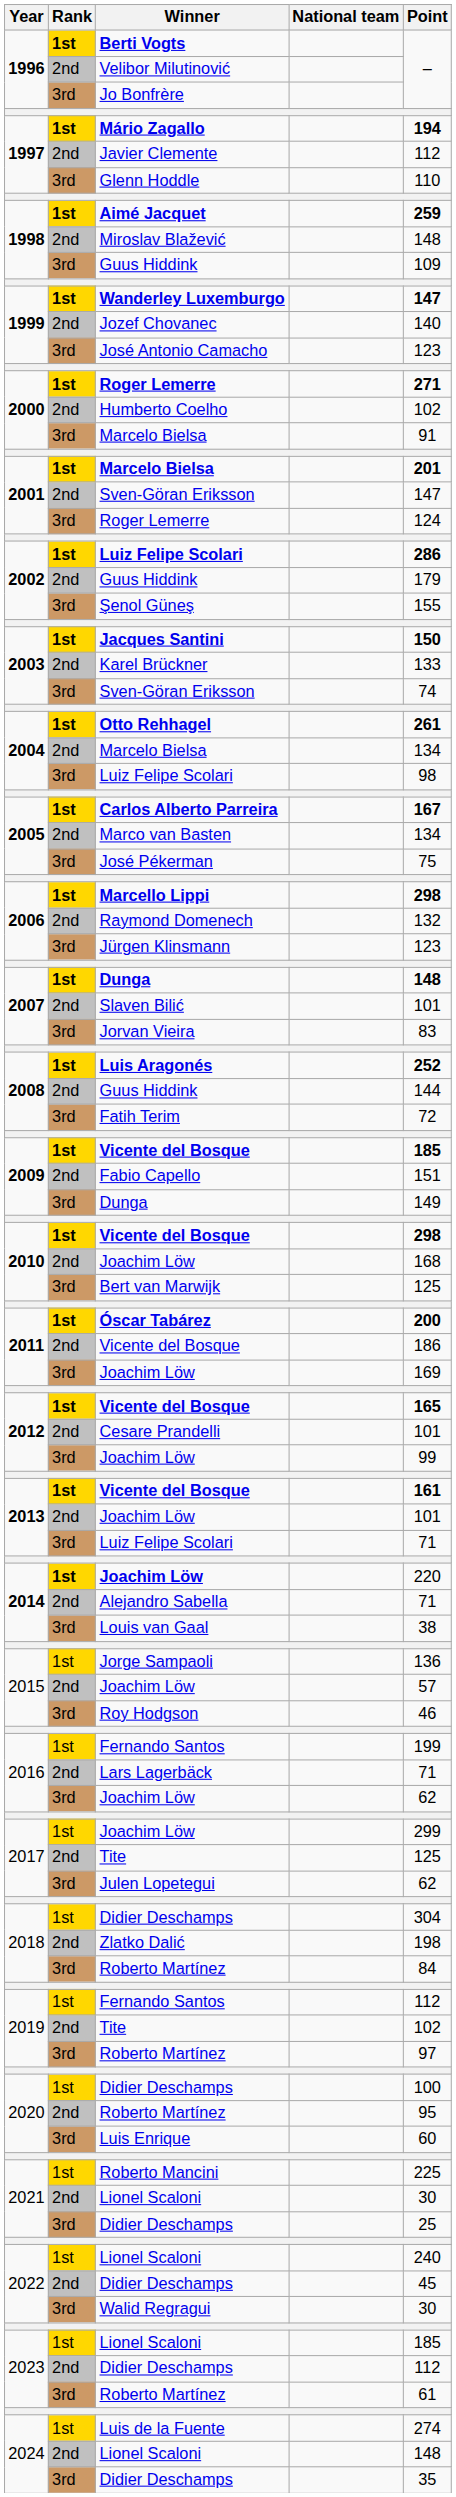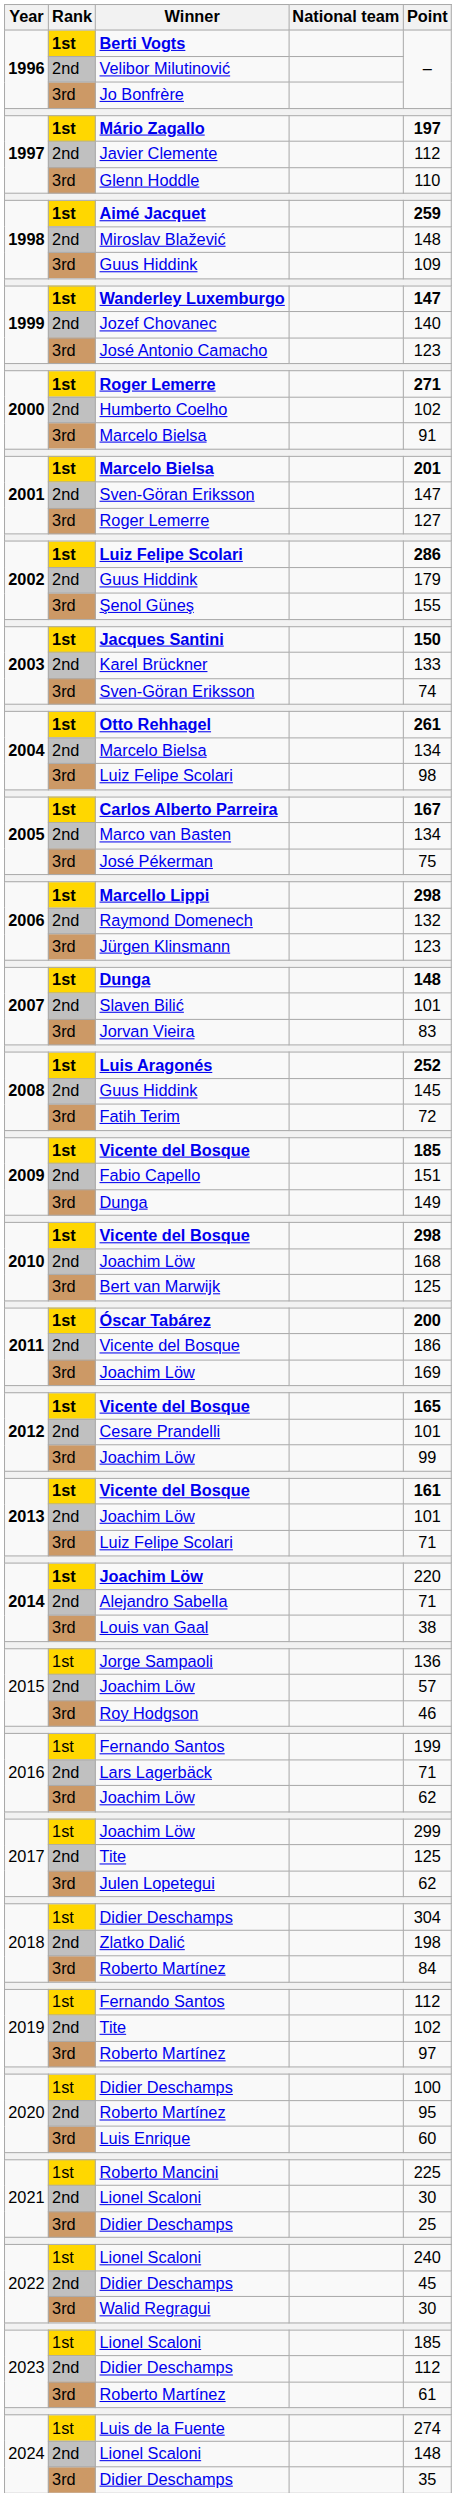(427, 128) 194 -> (427, 128) 197
(427, 520) 124 -> (427, 520) 127
(427, 1091) 144 -> (427, 1091) 145
